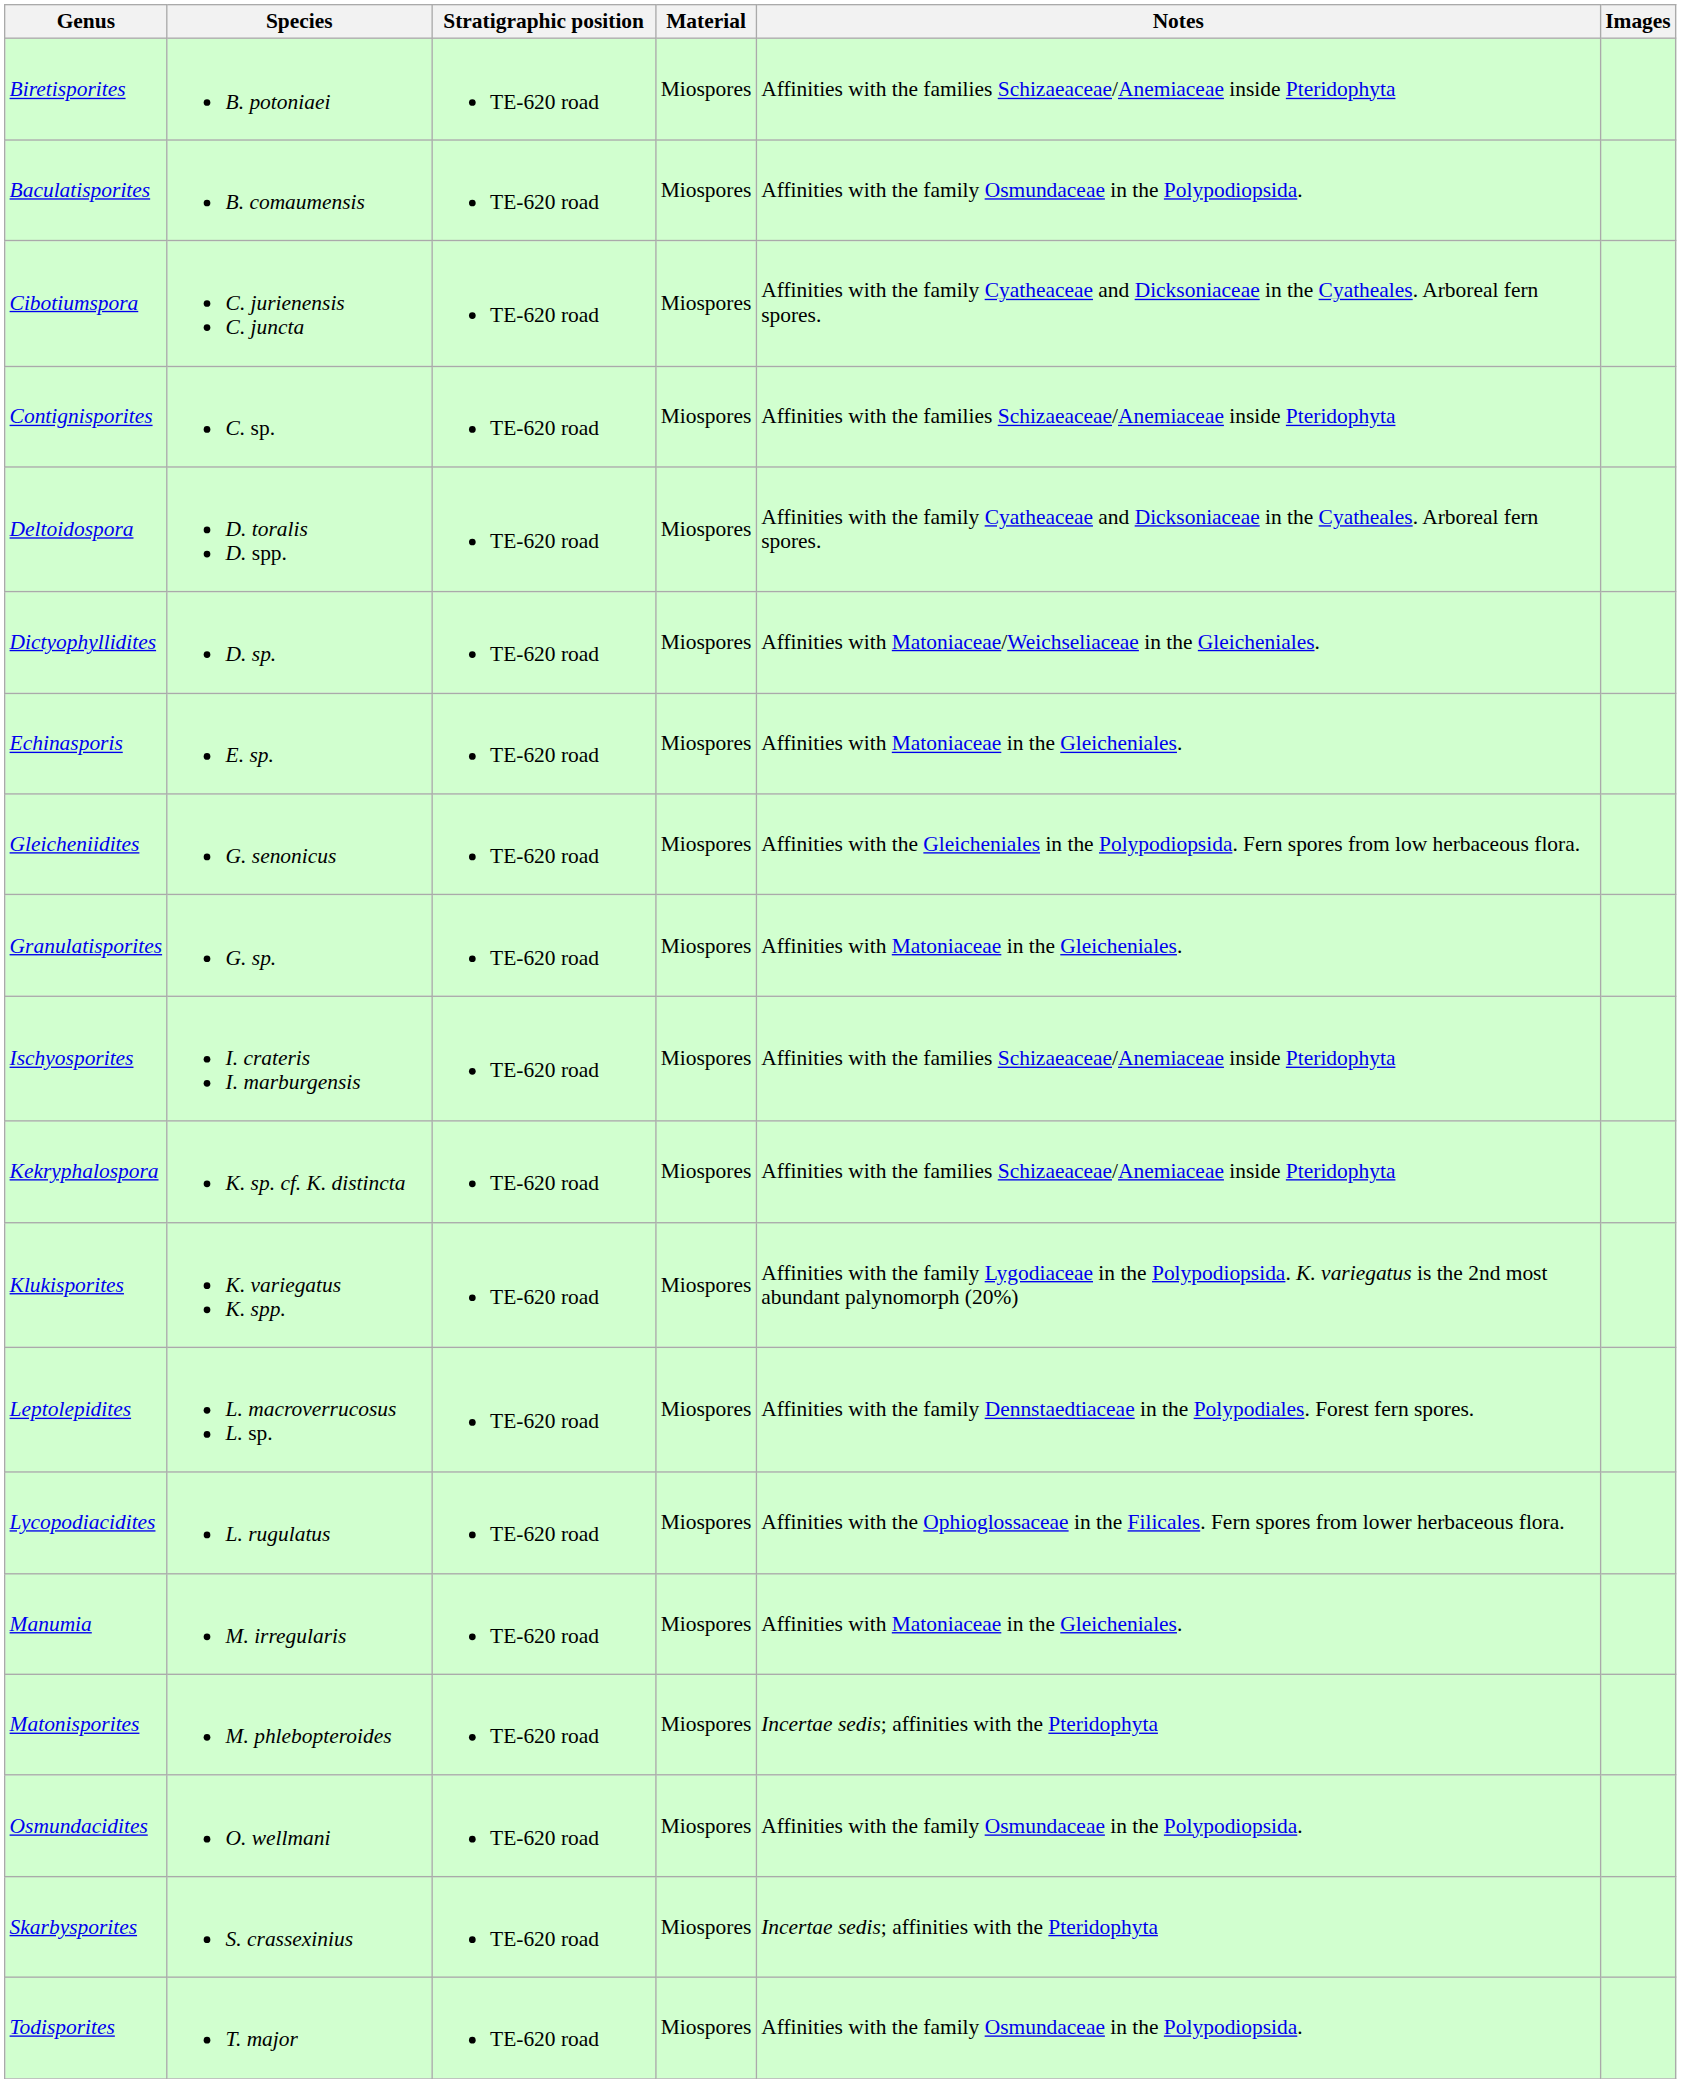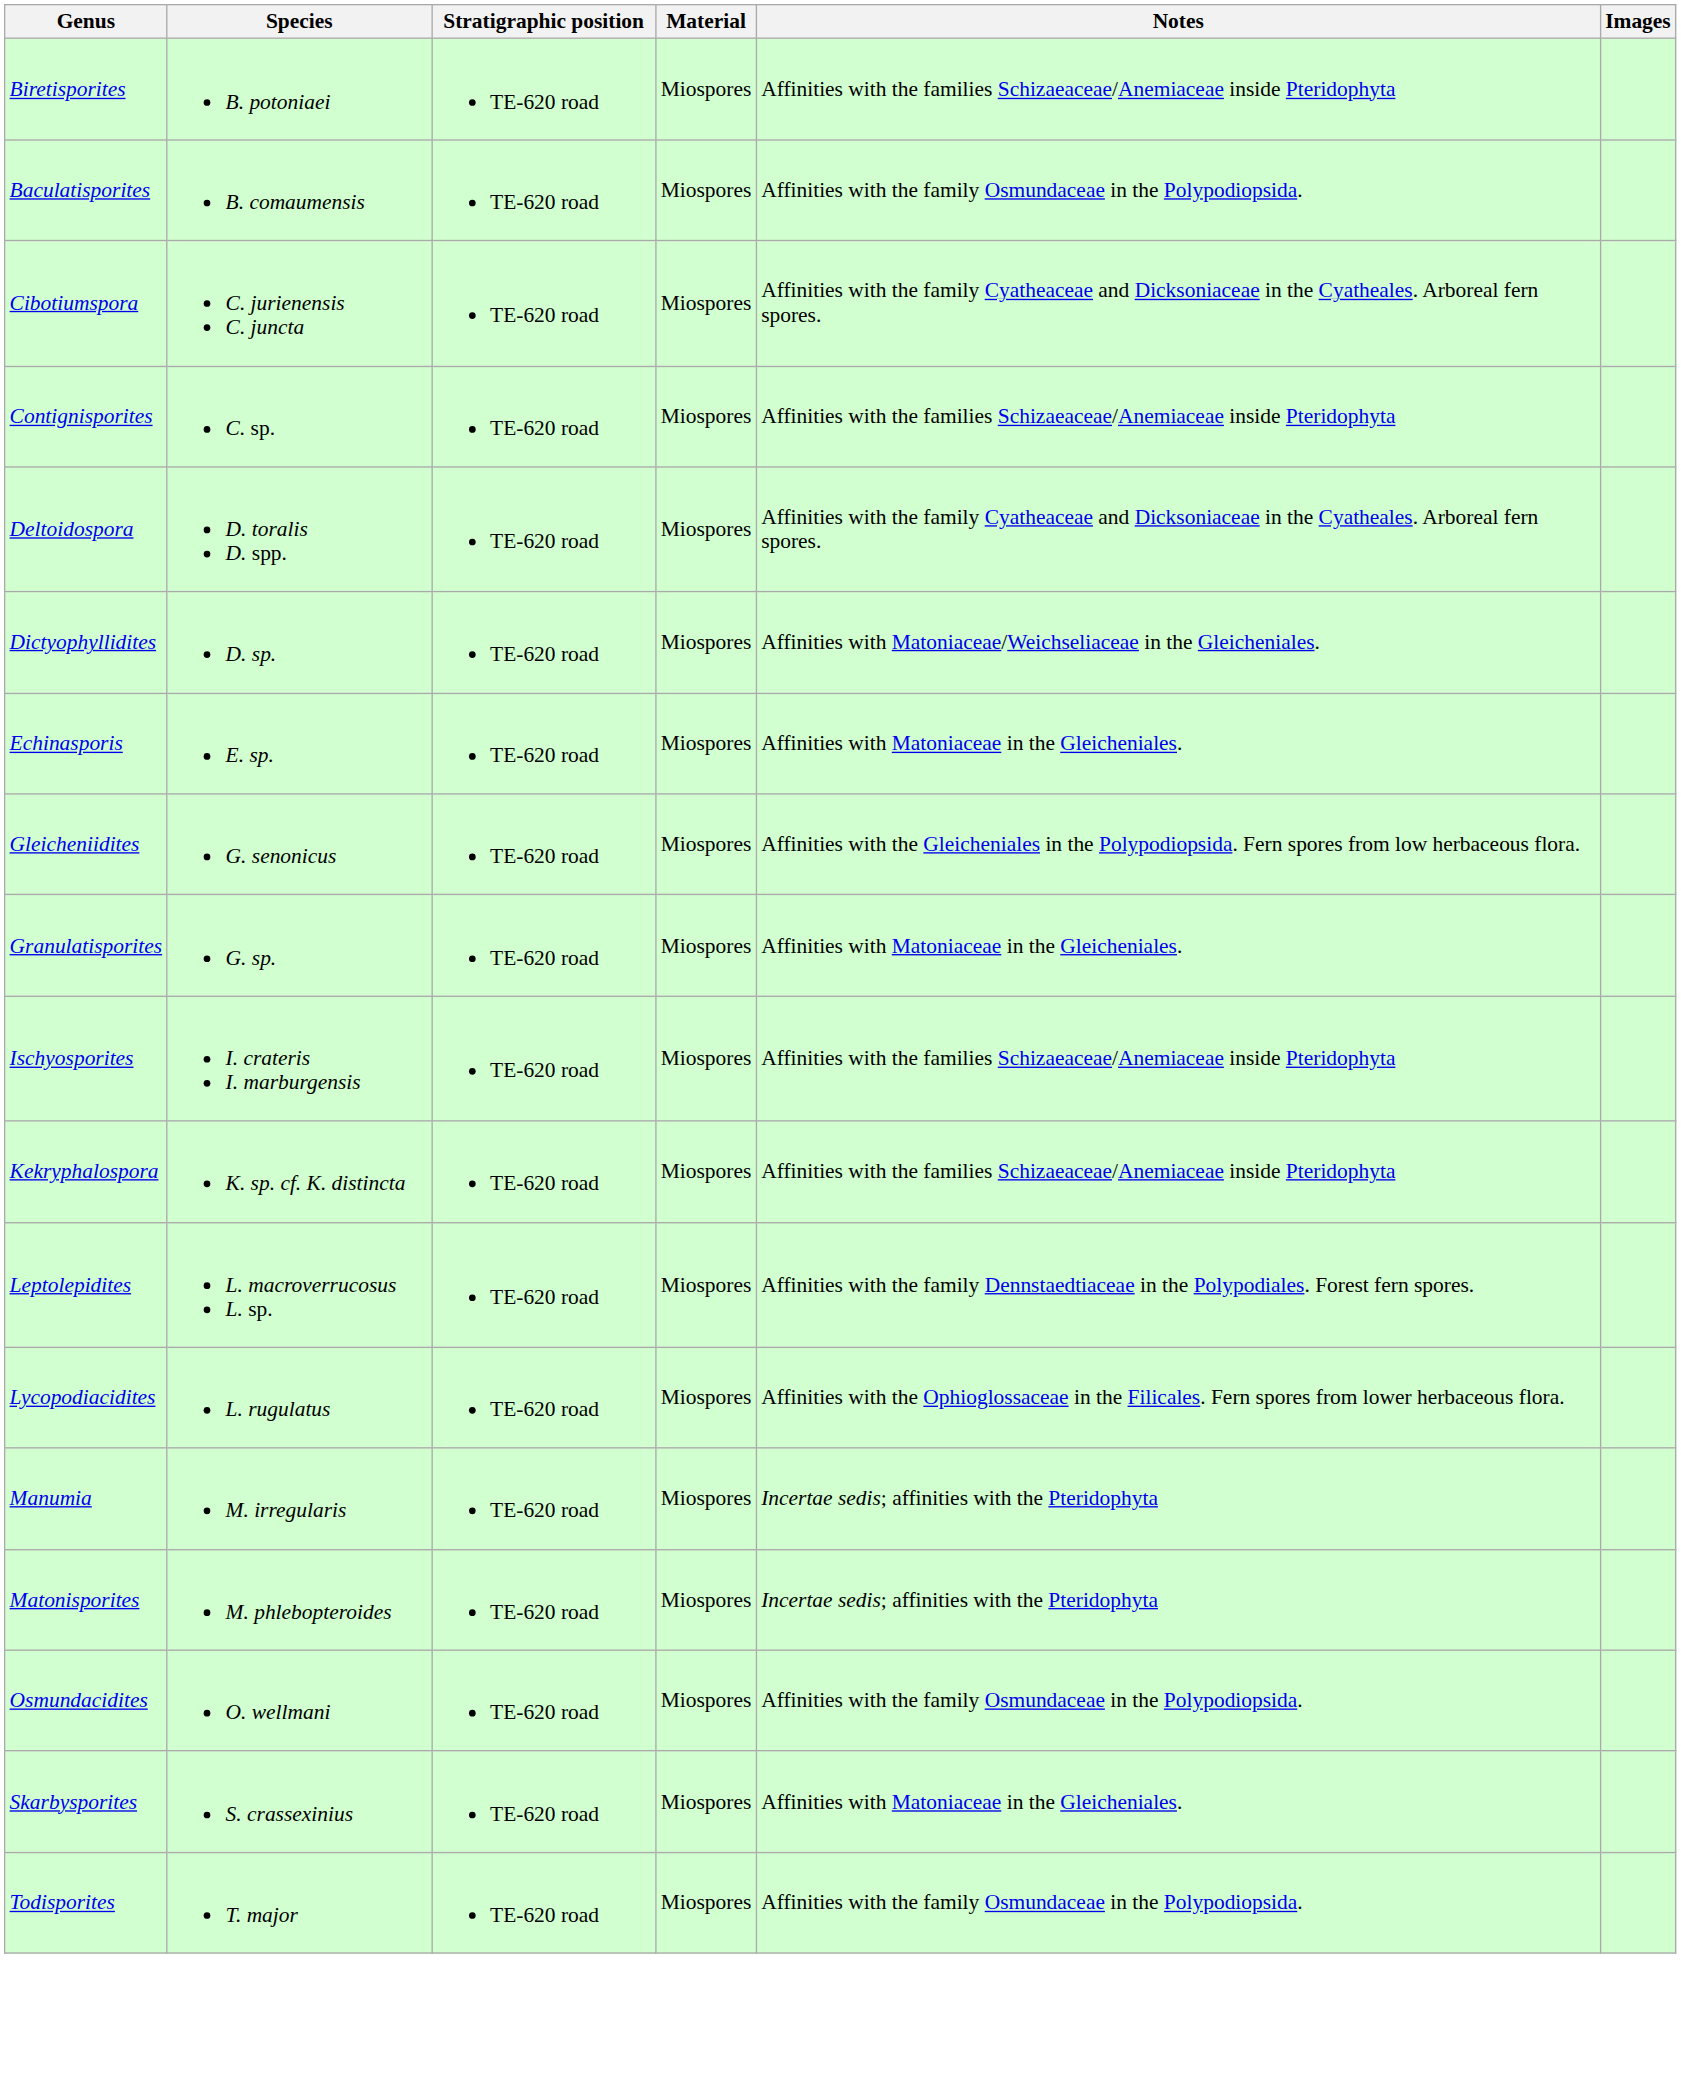- row: (67, 1284)
(972, 1623) Affinities with Matoniaceae in the Gleicheniales. -> (960, 1498) Incertae sedis; affinities with the Pteridophyta
(960, 1926) Incertae sedis; affinities with the Pteridophyta -> (972, 1801) Affinities with Matoniaceae in the Gleicheniales.
